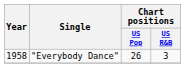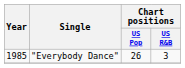(17, 56) 1958 -> (17, 56) 1985
